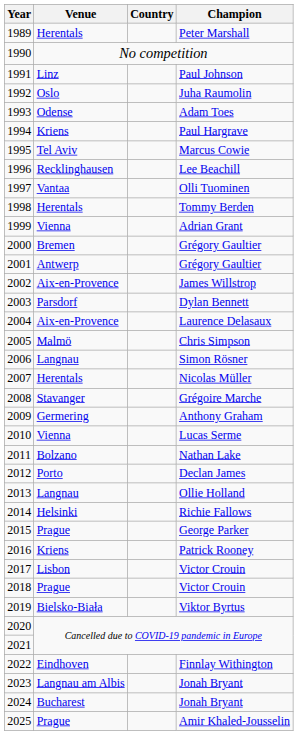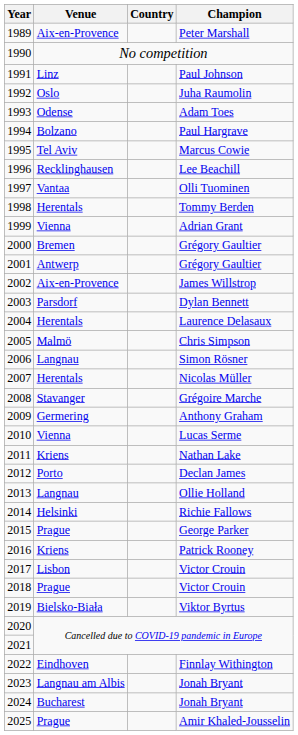(60, 33) Herentals -> (78, 33) Aix-en-Provence
(53, 131) Kriens -> (57, 131) Bolzano
(78, 321) Aix-en-Provence -> (60, 321) Herentals
(57, 454) Bolzano -> (53, 454) Kriens
